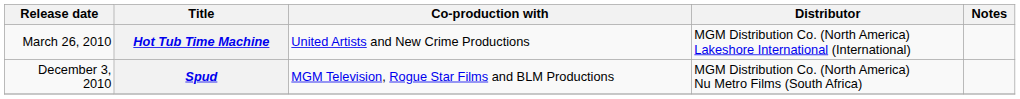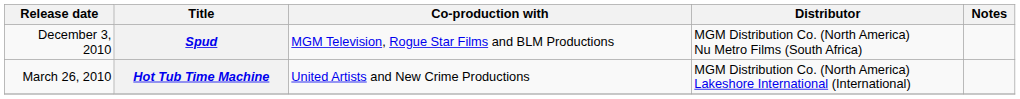rows swapped: (201, 42) <-> (201, 76)
